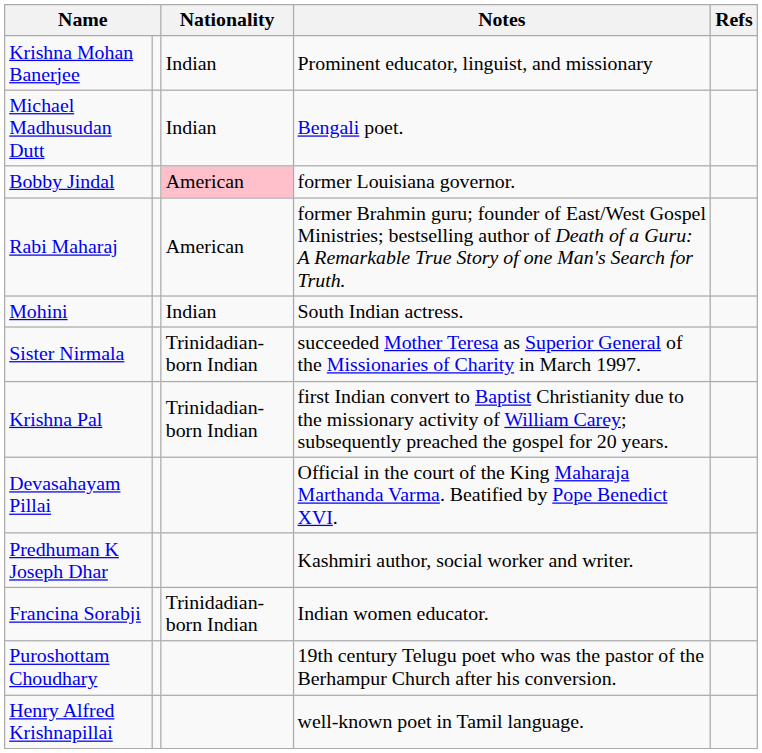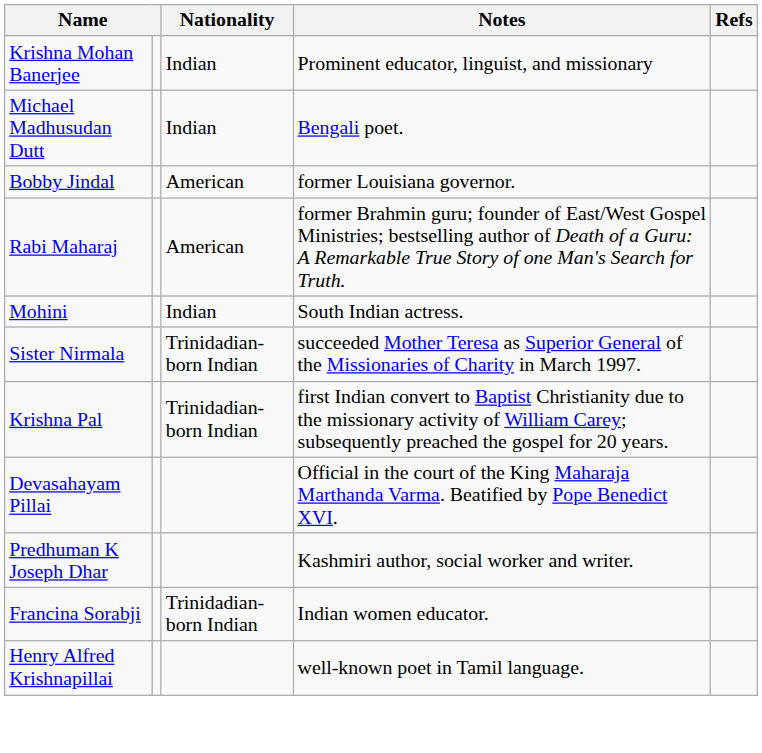(205, 181) pink background -> (205, 181) no background
- row: (59, 667)
